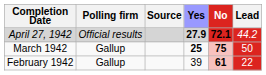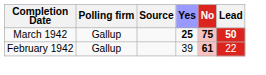- row: (40, 35)
(247, 49) normal -> (231, 35) bold
